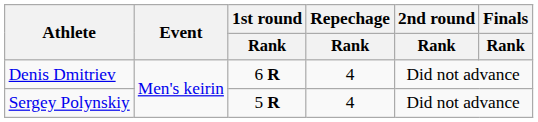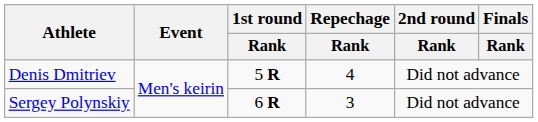(267, 74) 6 R -> (267, 74) 5 R
(267, 103) 5 R -> (267, 103) 6 R
(350, 103) 4 -> (350, 103) 3
